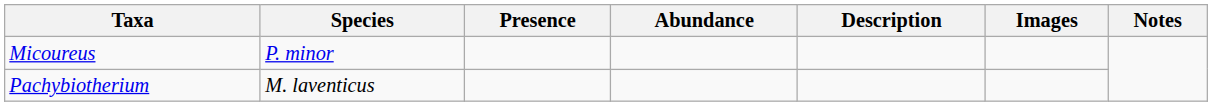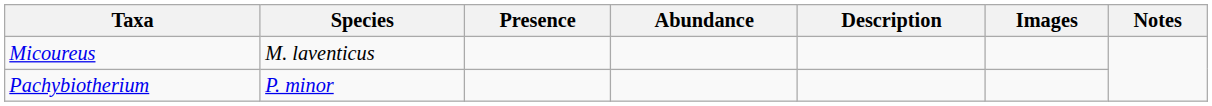(299, 52) P. minor -> (320, 52) M. laventicus
(320, 85) M. laventicus -> (299, 85) P. minor
